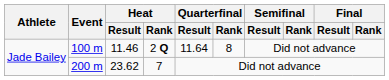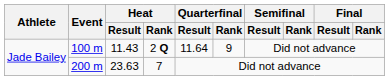(124, 49) 11.46 -> (124, 49) 11.43
(229, 49) 8 -> (229, 49) 9
(124, 67) 23.62 -> (124, 67) 23.63
